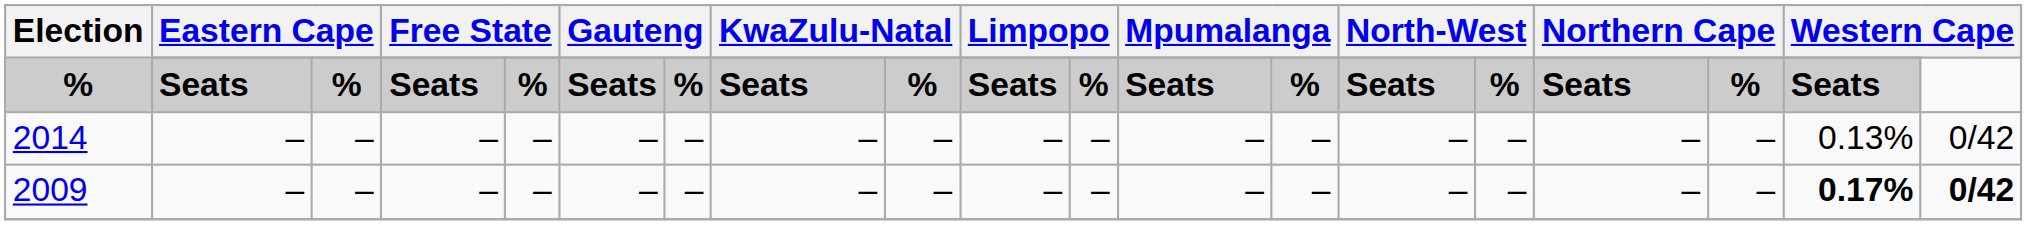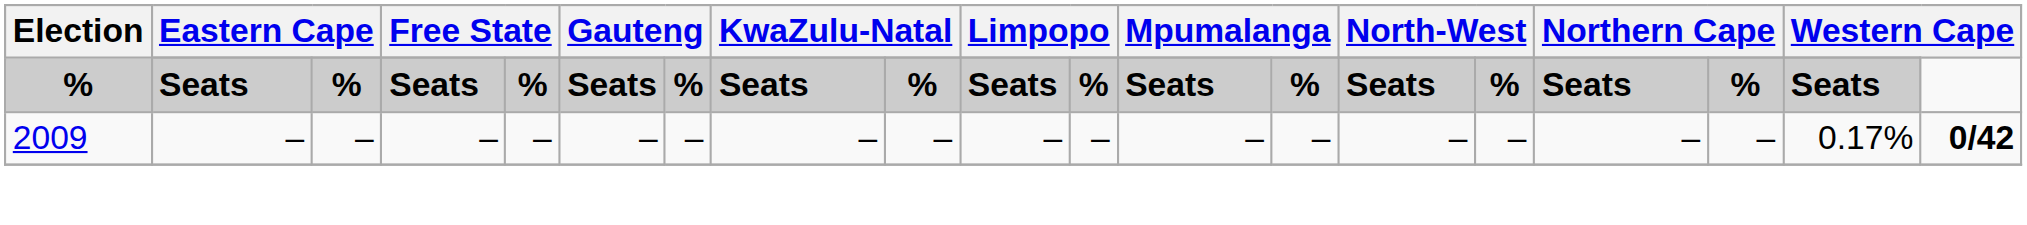- row: (50, 137)
(1866, 191) bold -> (1866, 137) normal
